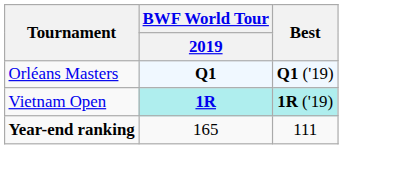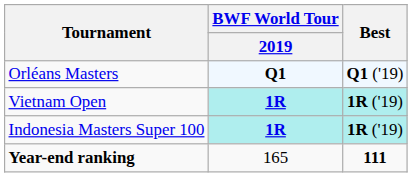+ row: (107, 129)
(305, 129) normal -> (375, 157) bold
